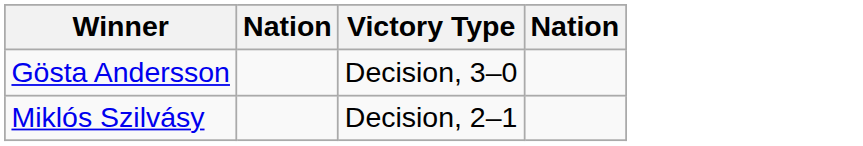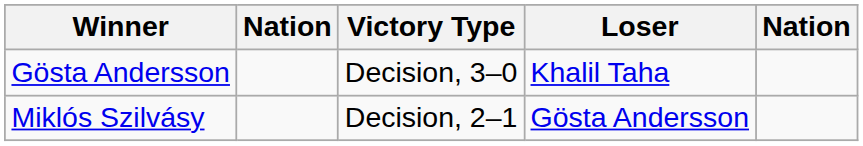+ column: (640, 27)
